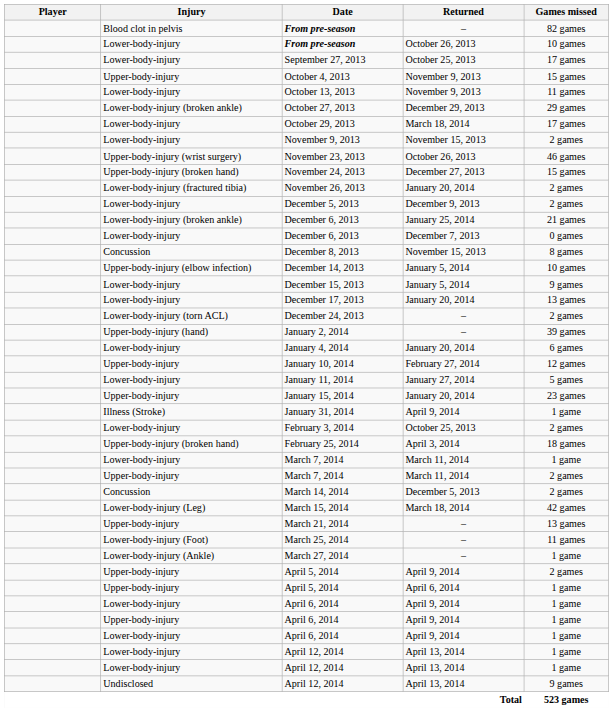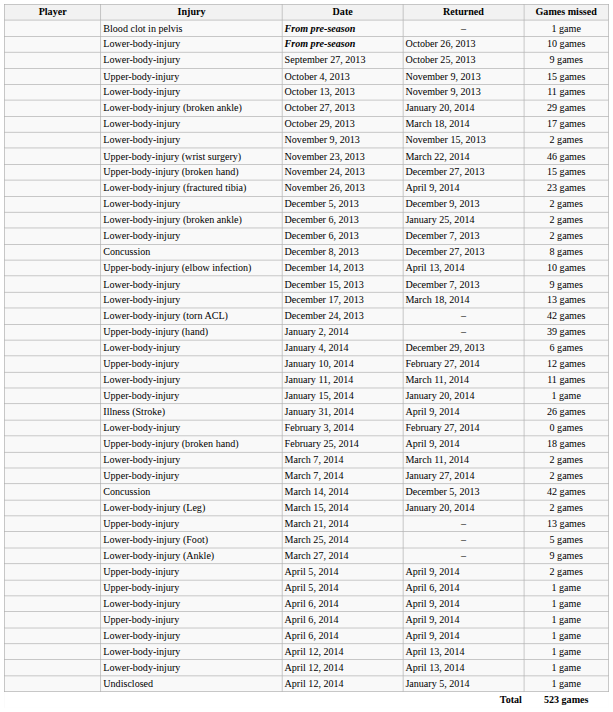(566, 28) 82 games -> (566, 28) 1 game
(566, 60) 17 games -> (566, 60) 9 games
(445, 108) December 29, 2013 -> (440, 108) January 20, 2014
(441, 156) October 26, 2013 -> (437, 156) March 22, 2014
(440, 188) January 20, 2014 -> (432, 188) April 9, 2014
(566, 188) 2 games -> (566, 188) 23 games
(566, 220) 21 games -> (566, 220) 2 games
(566, 236) 0 games -> (566, 236) 2 games
(446, 252) November 15, 2013 -> (445, 252) December 27, 2013
(437, 268) January 5, 2014 -> (435, 268) April 13, 2014
(437, 284) January 5, 2014 -> (442, 284) December 7, 2013
(440, 300) January 20, 2014 -> (437, 300) March 18, 2014
(566, 316) 2 games -> (566, 316) 42 games
(440, 348) January 20, 2014 -> (445, 348) December 29, 2013
(440, 380) January 27, 2014 -> (437, 380) March 11, 2014
(566, 380) 5 games -> (566, 380) 11 games
(566, 396) 23 games -> (566, 396) 1 game
(566, 412) 1 game -> (566, 412) 26 games
(441, 428) October 25, 2013 -> (442, 428) February 27, 2014
(566, 428) 2 games -> (566, 428) 0 games
(432, 444) April 3, 2014 -> (432, 444) April 9, 2014
(566, 460) 1 game -> (566, 460) 2 games
(437, 476) March 11, 2014 -> (440, 476) January 27, 2014
(566, 492) 2 games -> (566, 492) 42 games
(437, 508) March 18, 2014 -> (440, 508) January 20, 2014
(566, 508) 42 games -> (566, 508) 2 games
(566, 540) 11 games -> (566, 540) 5 games
(566, 556) 1 game -> (566, 556) 9 games
(435, 683) April 13, 2014 -> (437, 683) January 5, 2014
(566, 683) 9 games -> (566, 683) 1 game
